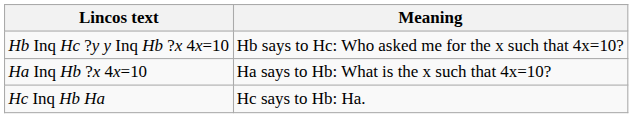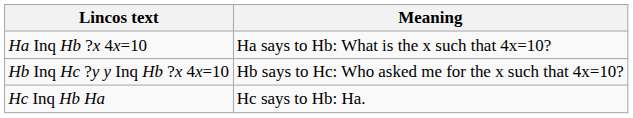rows swapped: (78, 71) <-> (119, 44)
